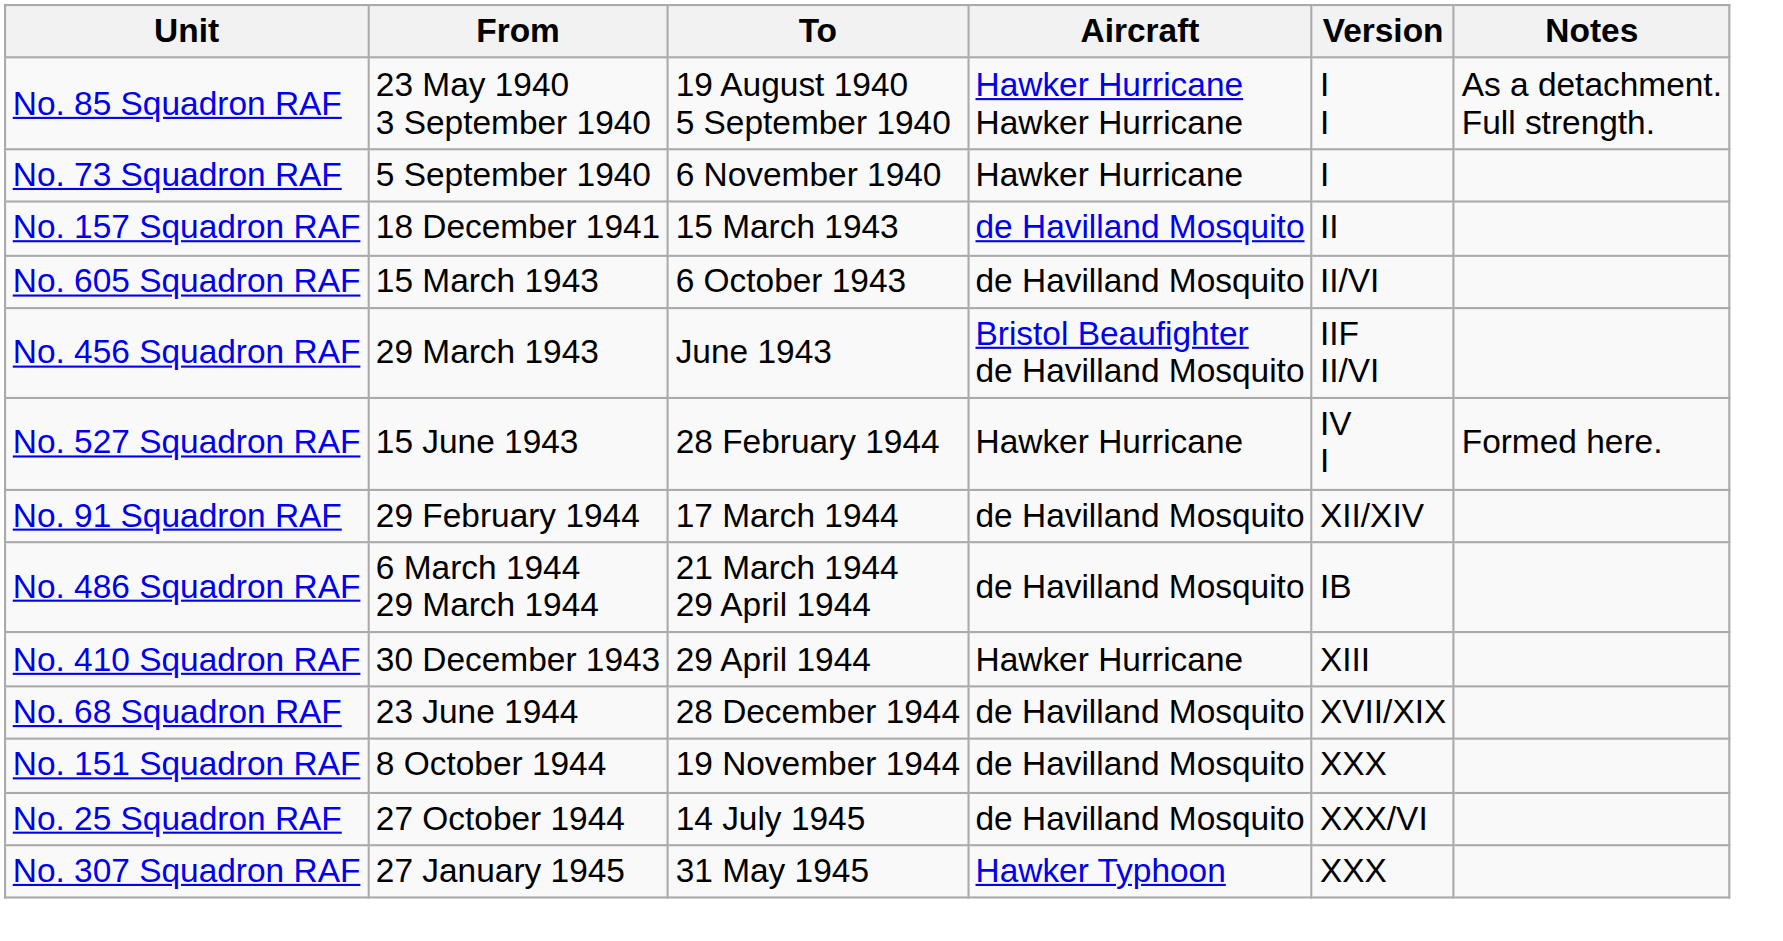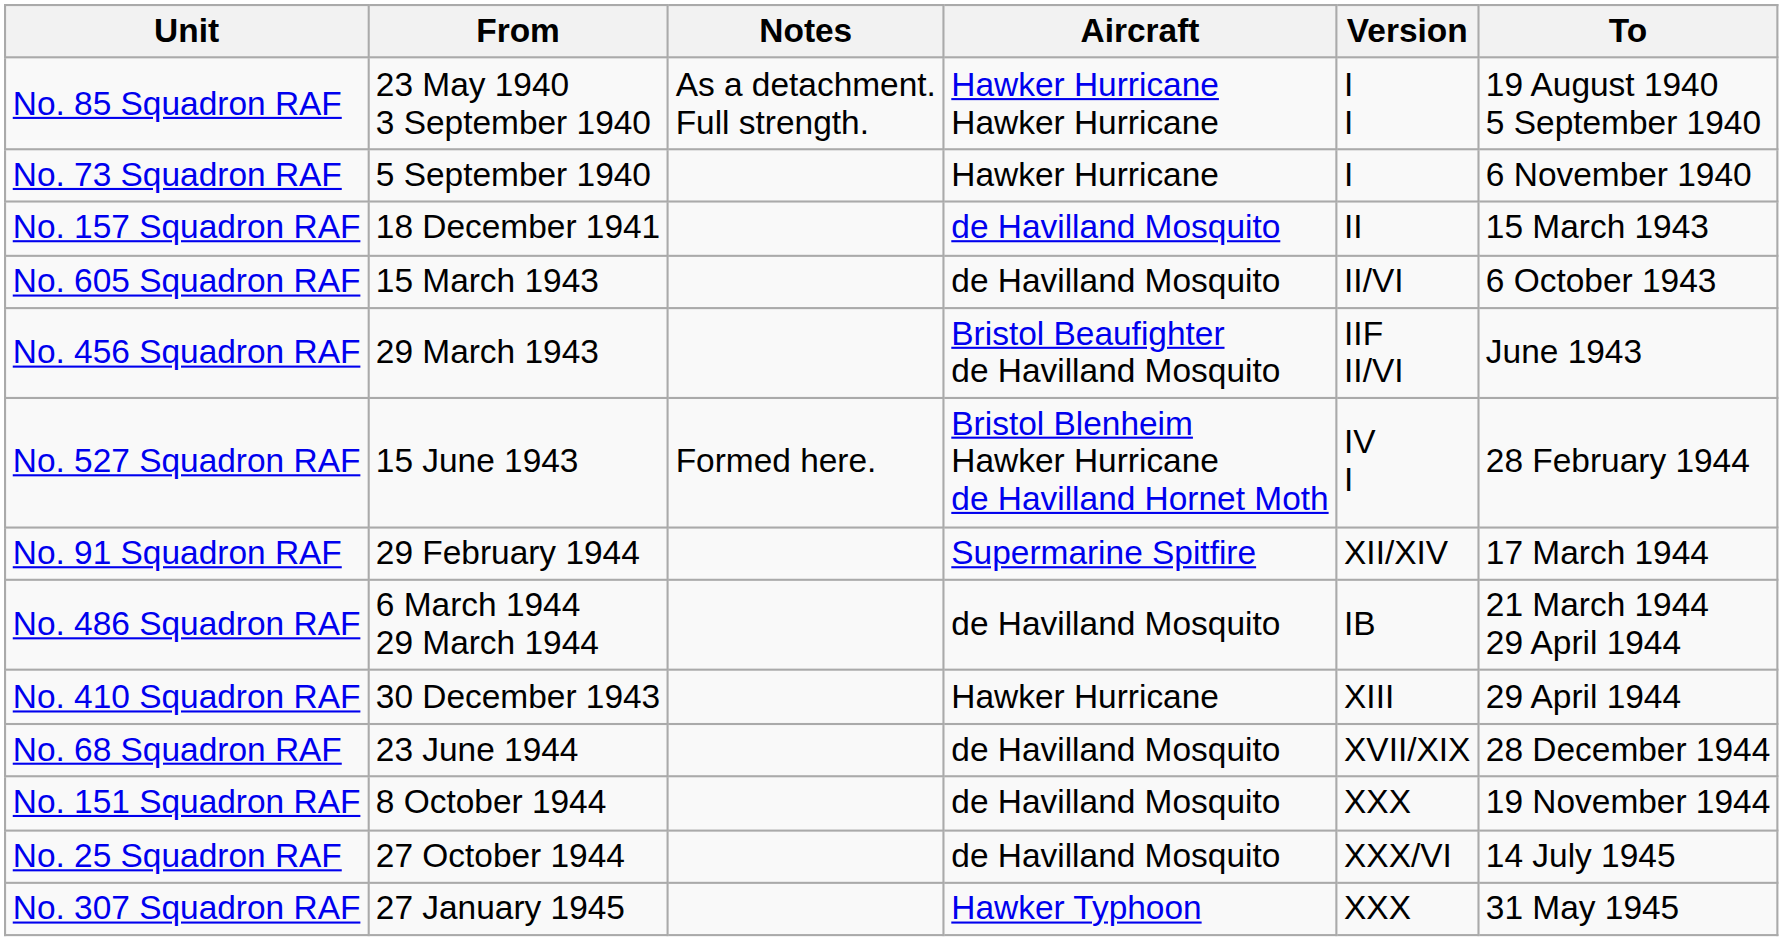columns swapped: (818, 31) <-> (1592, 31)
(1109, 443) Hawker Hurricane -> (1140, 462) Bristol Blenheim Hawker Hurricane de Havilland Hornet Moth
(1140, 515) de Havilland Mosquito -> (1104, 552) Supermarine Spitfire
